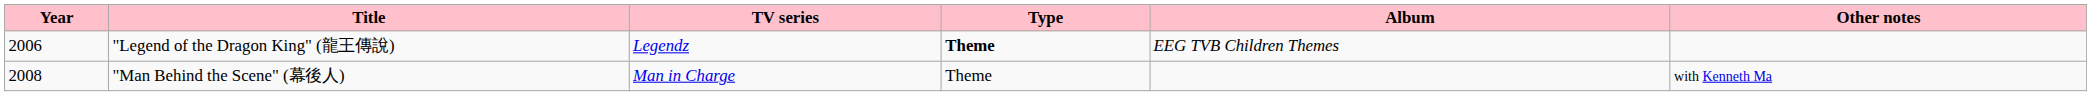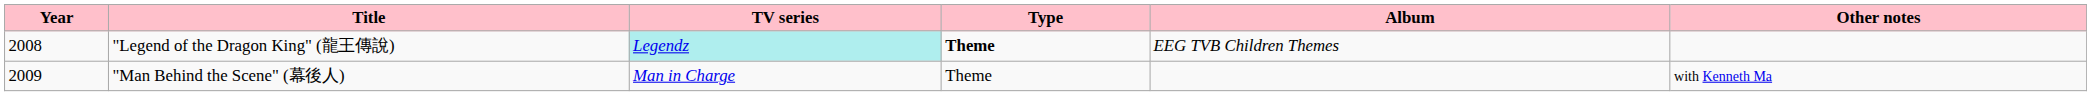(25, 46) 2006 -> (25, 46) 2008
(661, 46) no background -> (661, 46) paleturquoise background
(25, 75) 2008 -> (25, 75) 2009
